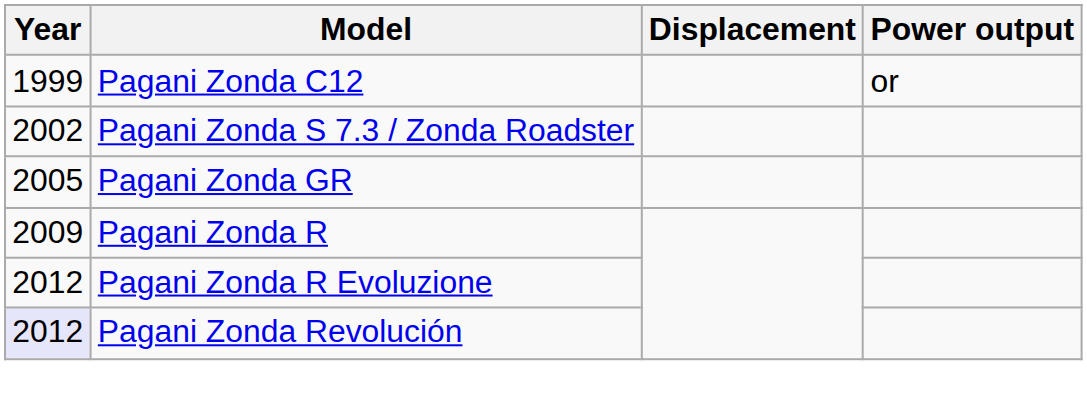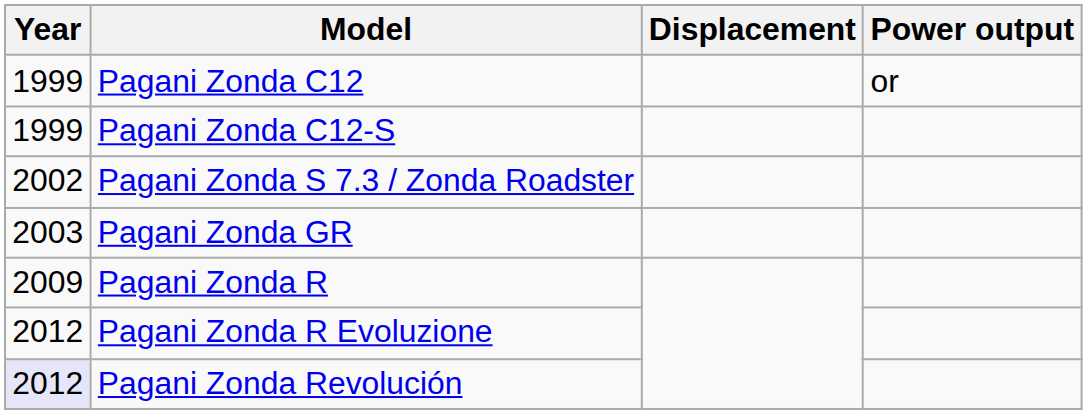+ row: (247, 130)
(48, 181) 2005 -> (48, 231) 2003
